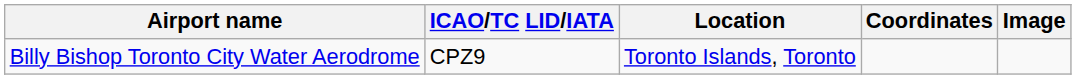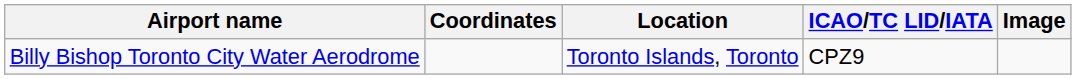columns swapped: (522, 21) <-> (929, 21)
